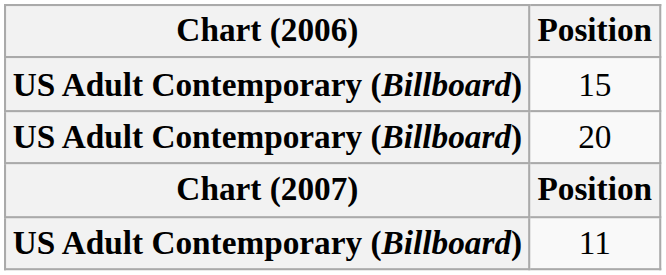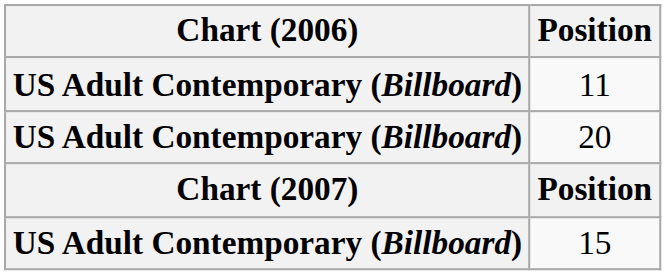rows swapped: (595, 83) <-> (595, 242)
